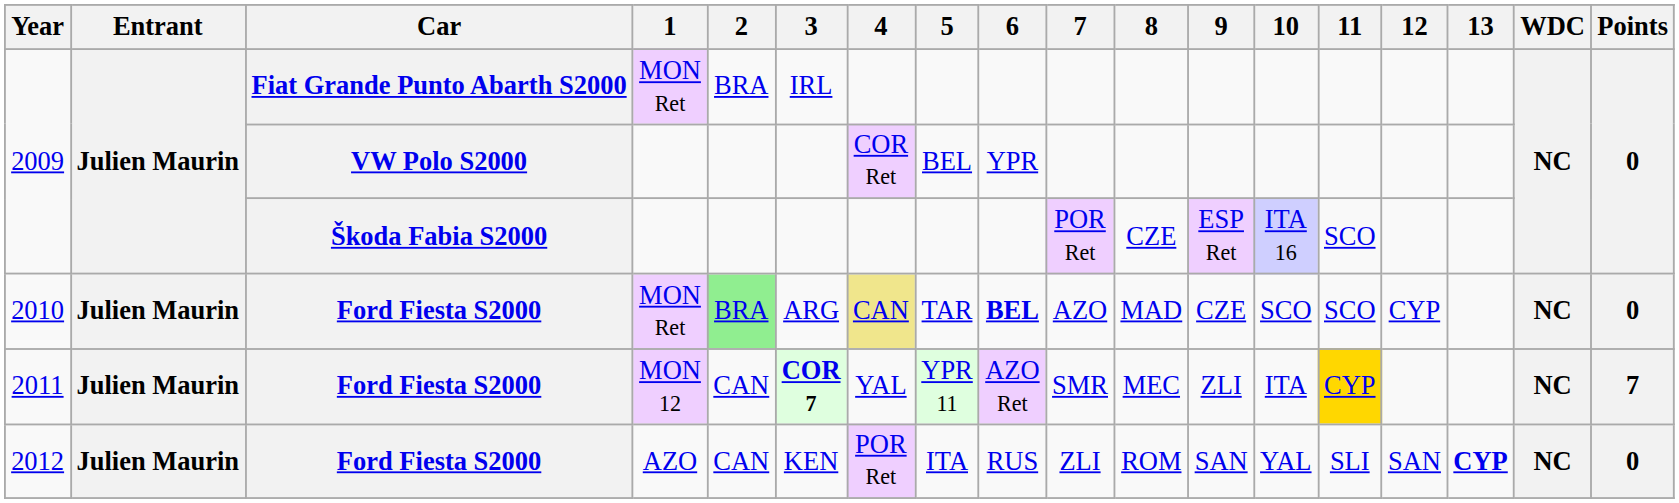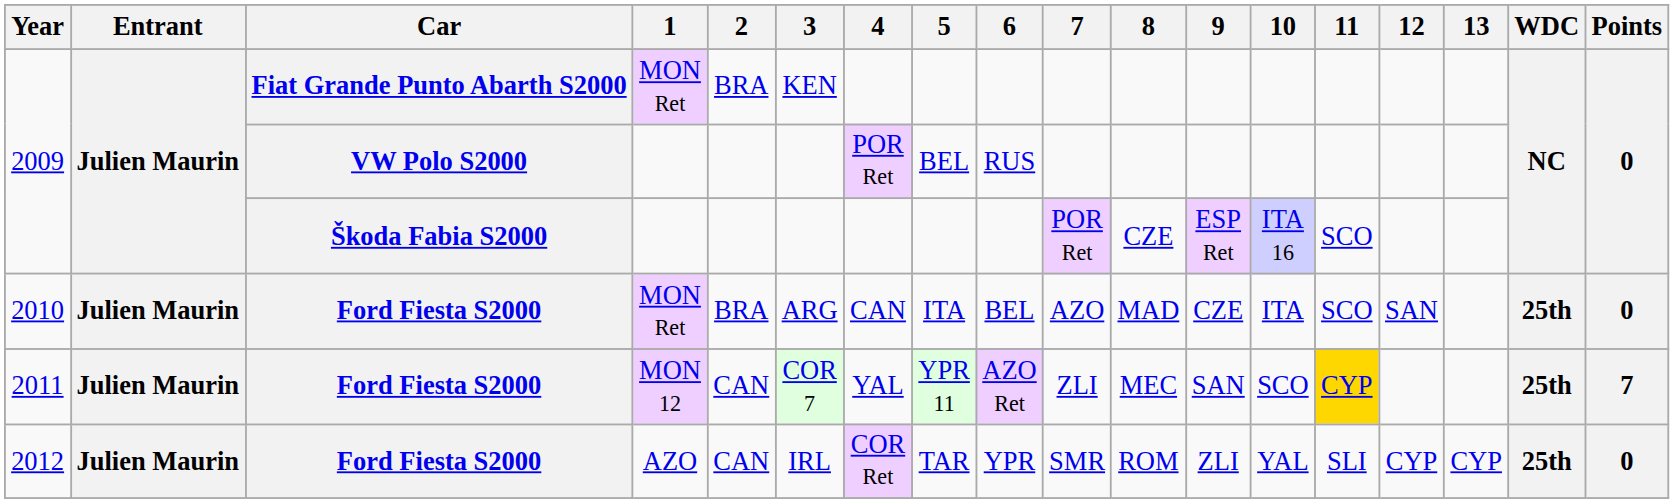(811, 86) IRL -> (810, 86) KEN
(881, 161) COR Ret -> (878, 161) POR Ret
(1012, 161) YPR -> (1009, 161) RUS
(741, 311) lightgreen background -> (741, 311) no background
(881, 311) khaki background -> (878, 311) no background
(947, 311) TAR -> (944, 311) ITA
(1012, 311) bold -> (1009, 311) normal
(1286, 311) SCO -> (1283, 311) ITA
(1414, 311) CYP -> (1411, 311) SAN
(1553, 311) NC -> (1547, 311) 25th
(811, 386) bold -> (810, 386) normal
(1080, 386) SMR -> (1077, 386) ZLI
(1221, 386) ZLI -> (1218, 386) SAN
(1286, 386) ITA -> (1283, 386) SCO
(1553, 386) NC -> (1547, 386) 25th
(811, 460) KEN -> (810, 460) IRL
(881, 460) POR Ret -> (878, 460) COR Ret
(947, 460) ITA -> (944, 460) TAR
(1012, 460) RUS -> (1009, 460) YPR
(1080, 460) ZLI -> (1077, 460) SMR
(1221, 460) SAN -> (1218, 460) ZLI
(1414, 460) SAN -> (1411, 460) CYP
(1481, 460) bold -> (1476, 460) normal
(1553, 460) NC -> (1547, 460) 25th
